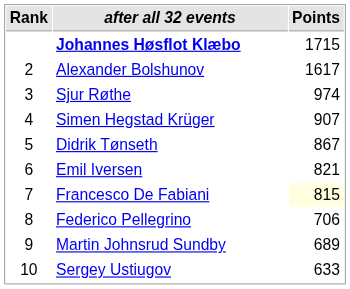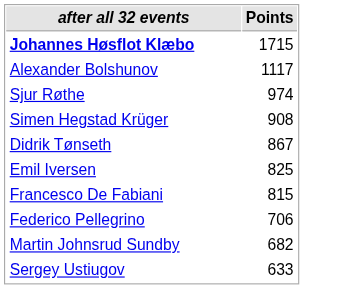- column: (29, 18)
(322, 70) 1617 -> (277, 70) 1117
(327, 120) 907 -> (280, 120) 908
(327, 170) 821 -> (280, 170) 825
(327, 195) lightyellow background -> (280, 195) no background
(327, 245) 689 -> (280, 245) 682
